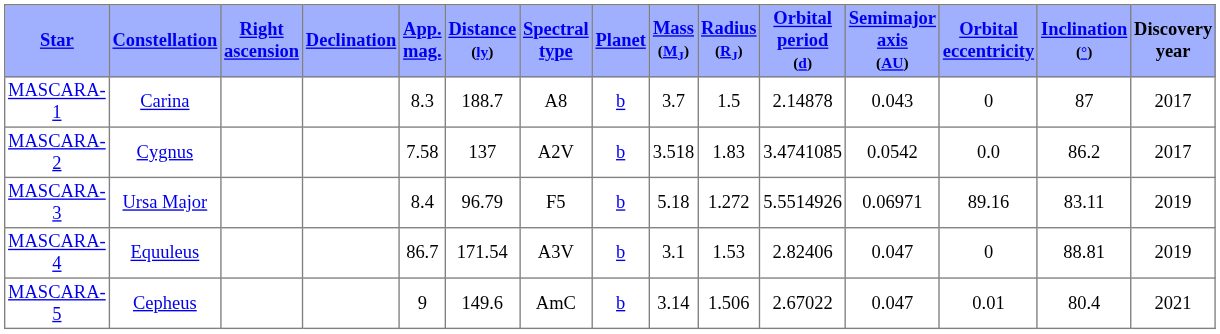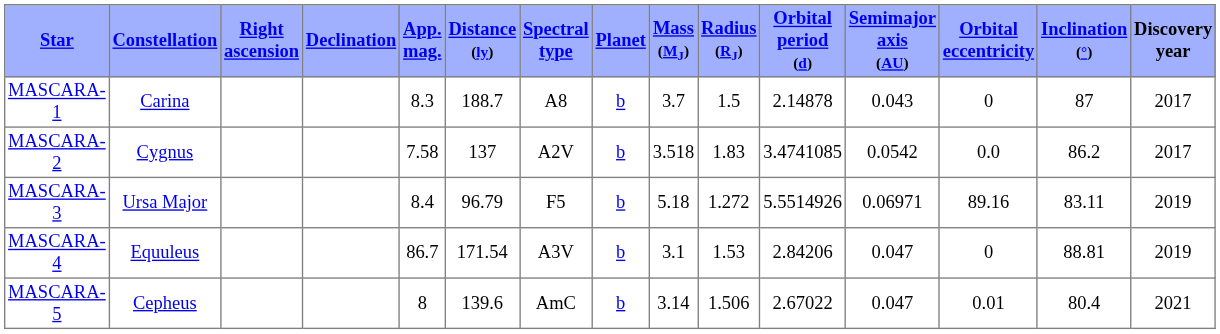(803, 252) 2.82406 -> (803, 252) 2.84206
(422, 303) 9 -> (422, 303) 8
(482, 303) 149.6 -> (482, 303) 139.6
